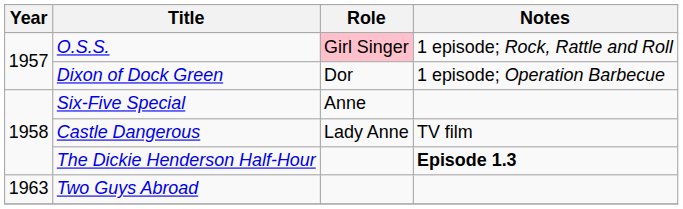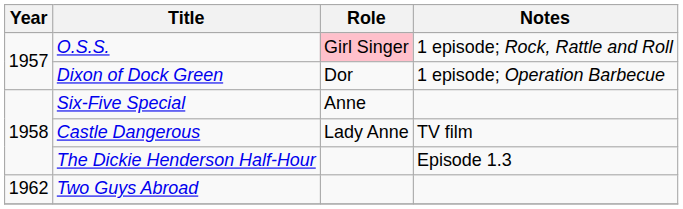(467, 160) bold -> (464, 160) normal
(29, 189) 1963 -> (29, 189) 1962
